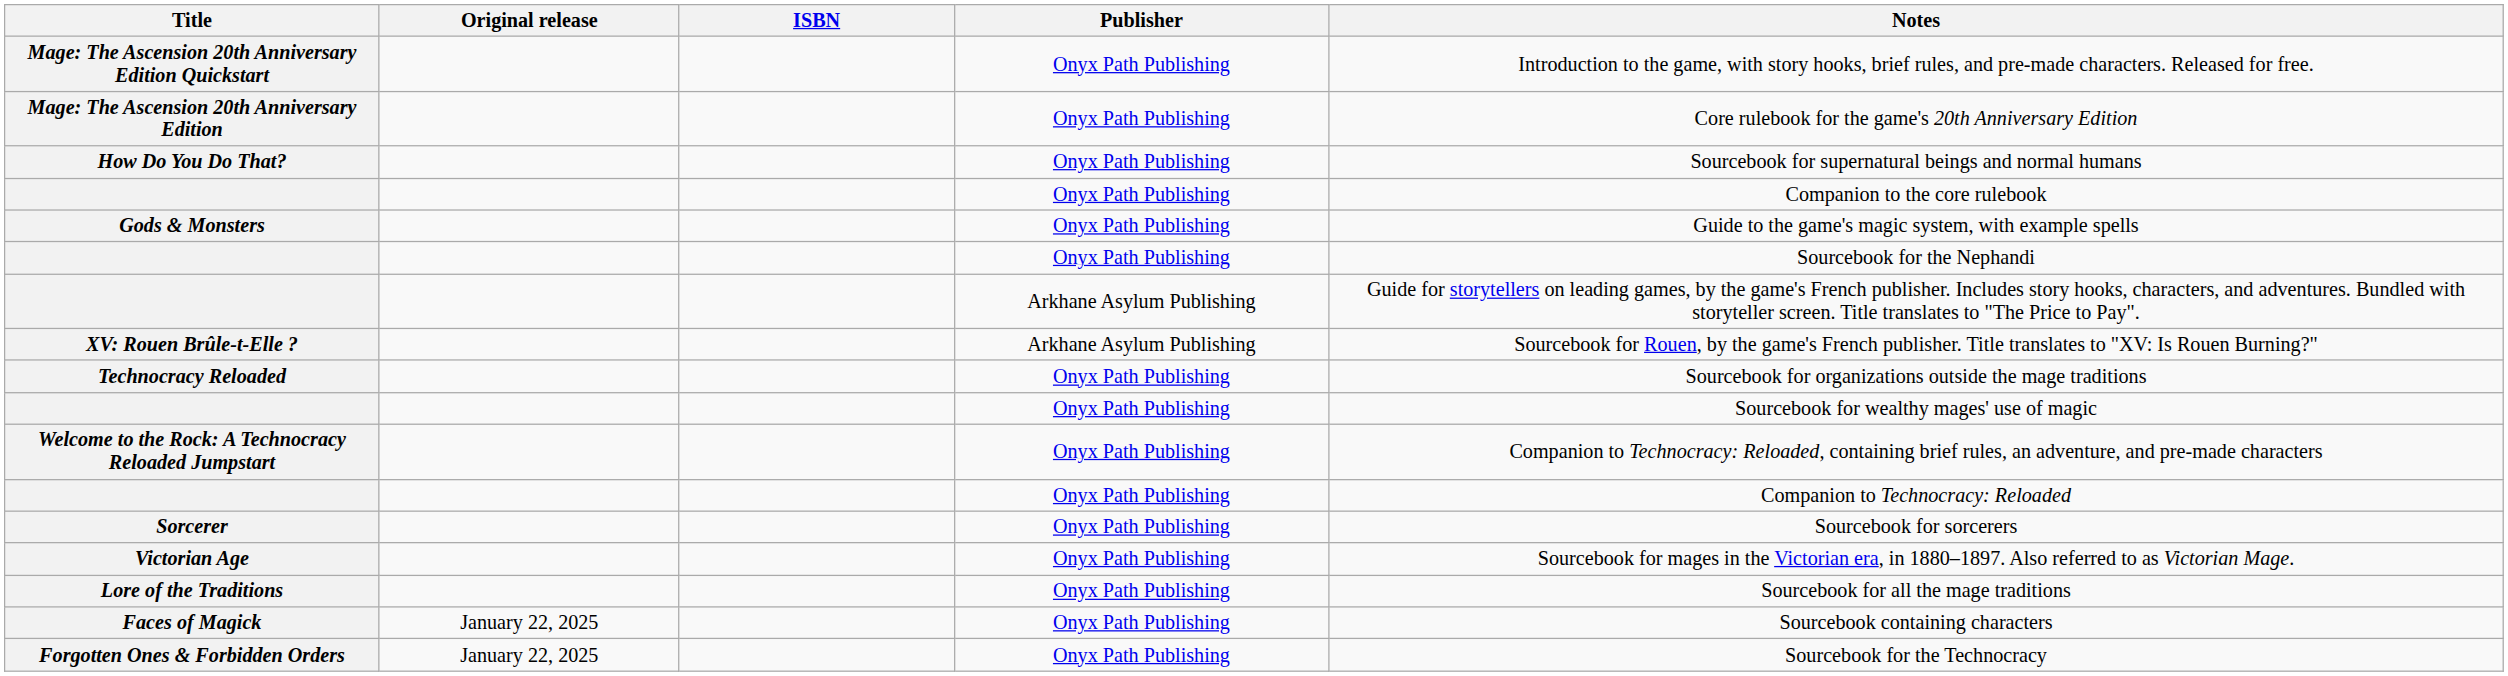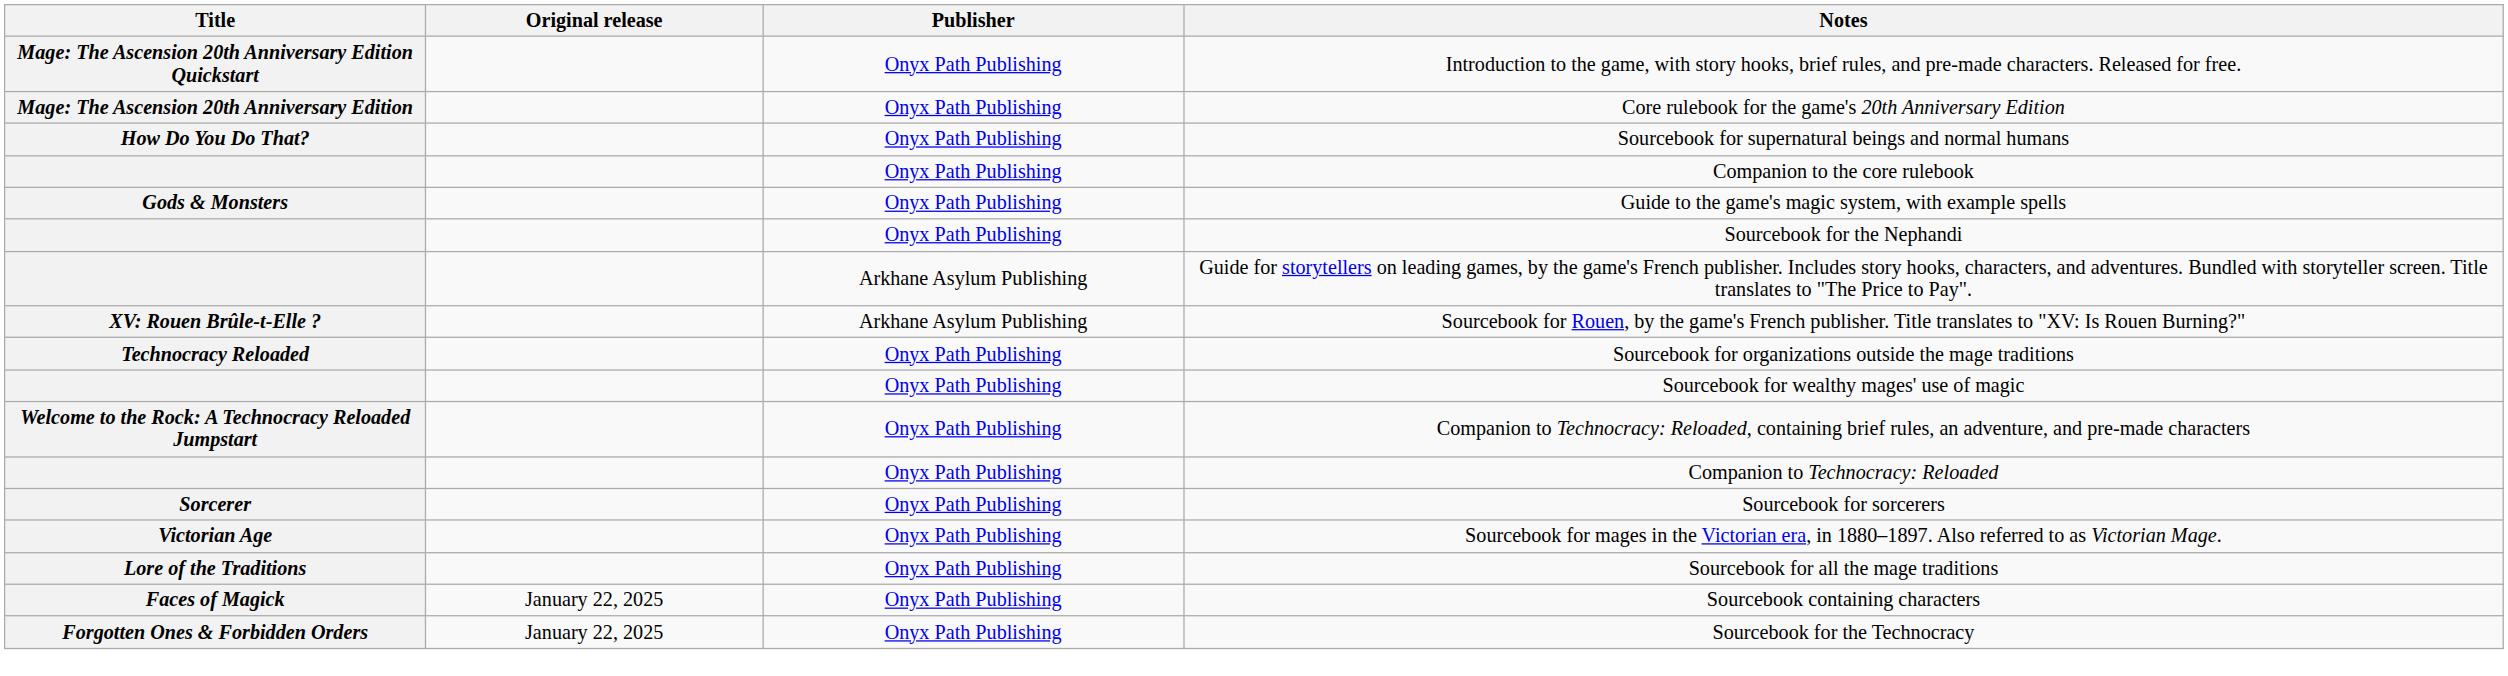- column: (817, 20)
